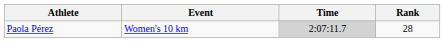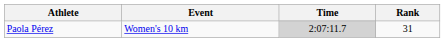(408, 29) 28 -> (408, 29) 31
